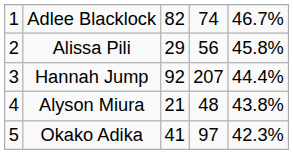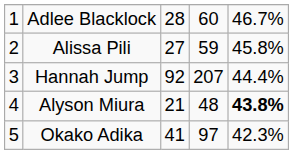(175, 18) 82 -> (175, 18) 28
(208, 18) 74 -> (208, 18) 60
(175, 47) 29 -> (175, 47) 27
(208, 47) 56 -> (208, 47) 59
(258, 105) normal -> (258, 105) bold
